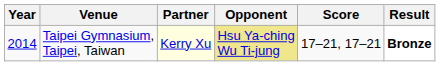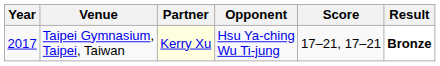(22, 43) 2014 -> (22, 43) 2017
(256, 43) khaki background -> (256, 43) no background
